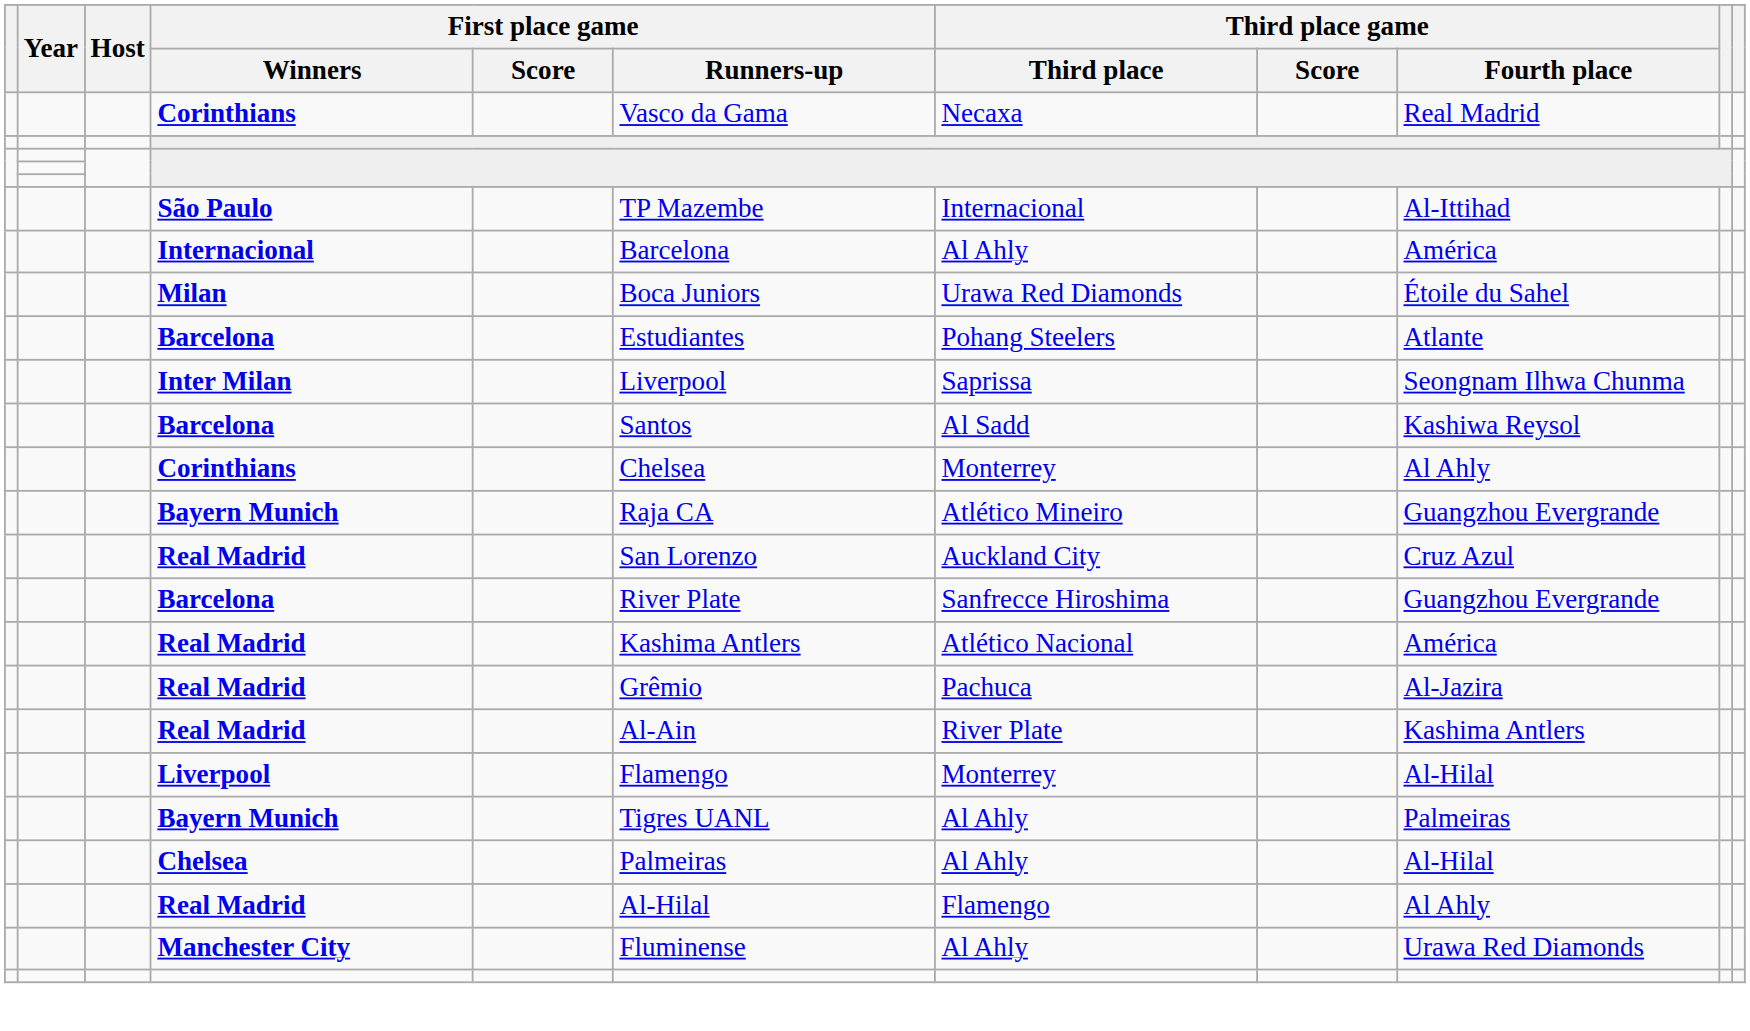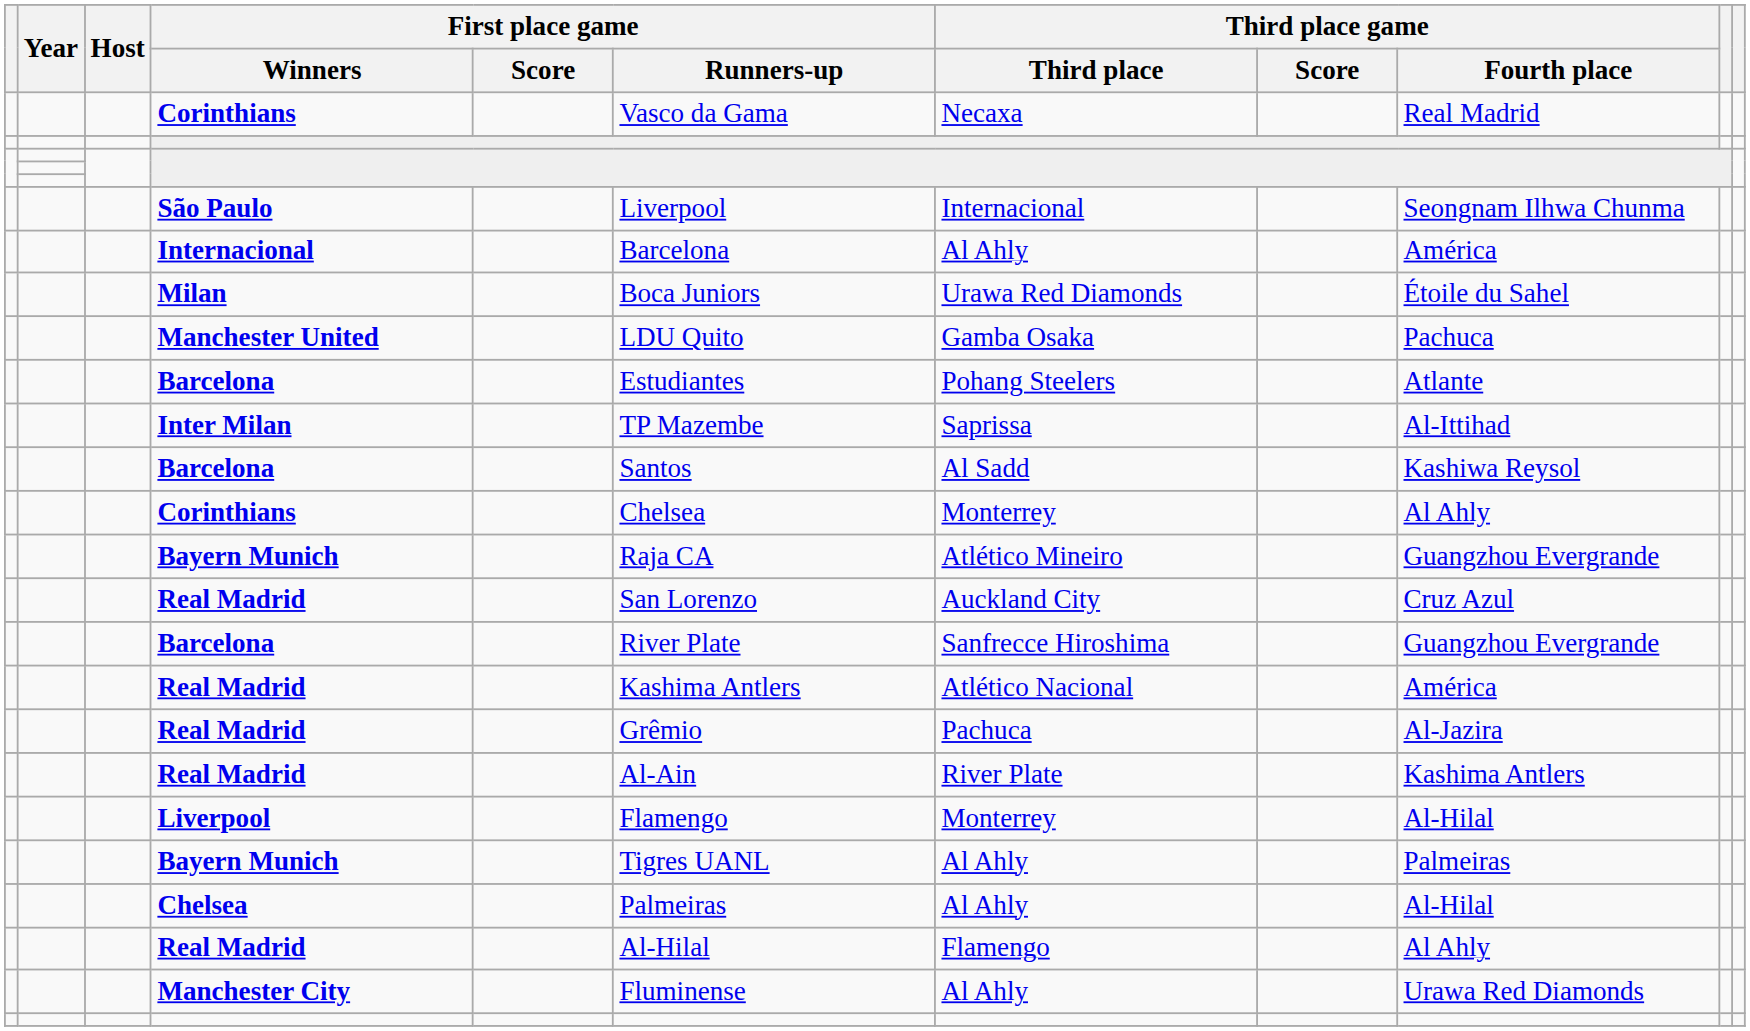(691, 207) TP Mazembe -> (673, 207) Liverpool
(1457, 207) Al-Ittihad -> (1544, 207) Seongnam Ilhwa Chunma
+ row: (11, 338)
(673, 381) Liverpool -> (691, 425) TP Mazembe
(1544, 381) Seongnam Ilhwa Chunma -> (1457, 425) Al-Ittihad
